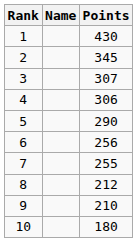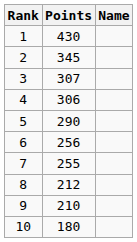columns swapped: (61, 15) <-> (106, 15)
